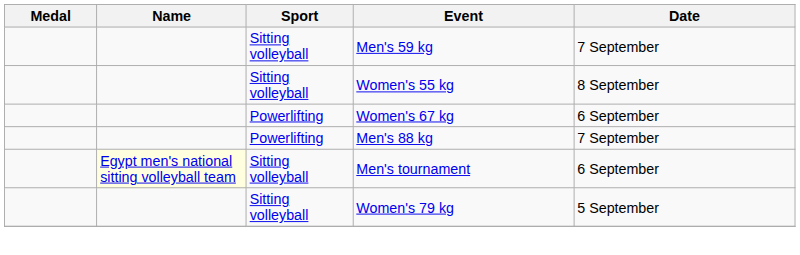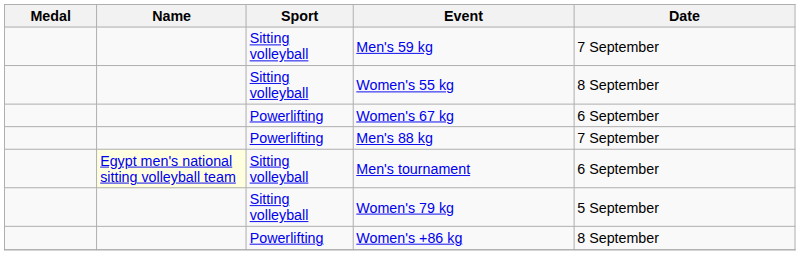+ row: (409, 238)
